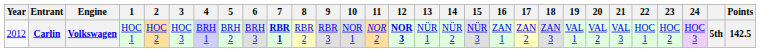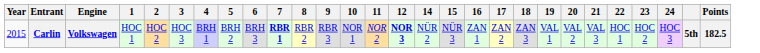- column: (427, 12)
(16, 33) 2012 -> (16, 33) 2015
(740, 33) 142.5 -> (715, 33) 182.5
